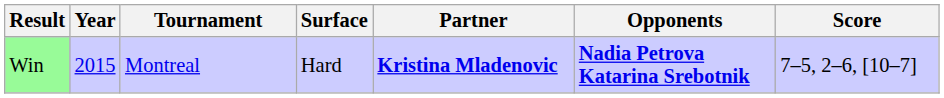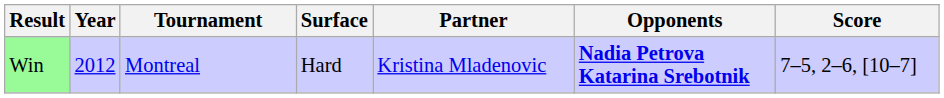(95, 64) 2015 -> (95, 64) 2012
(468, 64) bold -> (462, 64) normal
